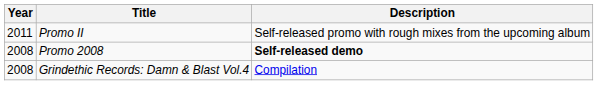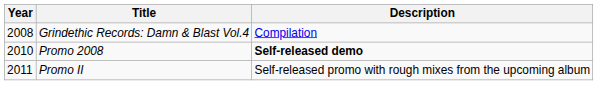rows swapped: (144, 70) <-> (61, 32)
(20, 51) 2008 -> (20, 51) 2010
